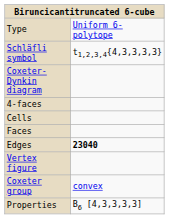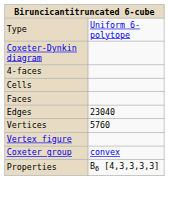- row: (27, 53)
(85, 145) bold -> (103, 112) normal
+ row: (27, 126)
